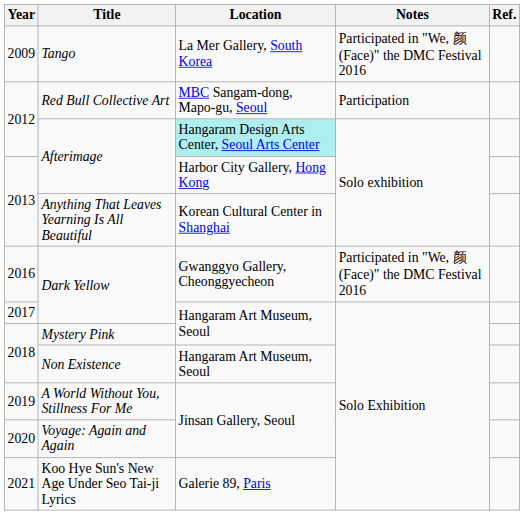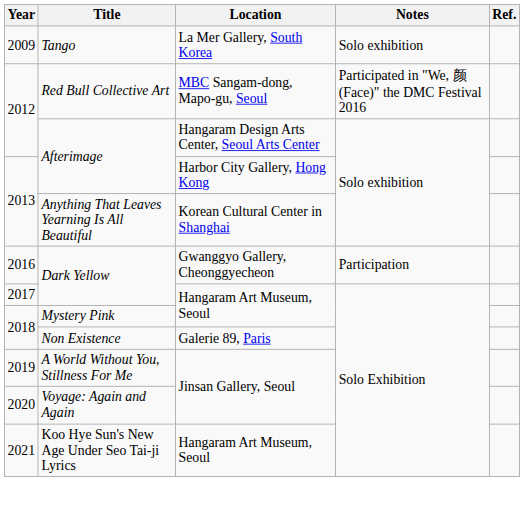(410, 54) Participated in "We, 颜(Face)" the DMC Festival 2016 -> (381, 44) Solo exhibition
(374, 100) Participation -> (410, 91) Participated in "We, 颜(Face)" the DMC Festival 2016
(249, 137) paleturquoise background -> (249, 137) no background
(410, 274) Participated in "We, 颜(Face)" the DMC Festival 2016 -> (374, 265) Participation
(245, 364) Hangaram Art Museum, Seoul -> (225, 338) Galerie 89, Paris
(225, 483) Galerie 89, Paris -> (245, 450) Hangaram Art Museum, Seoul
